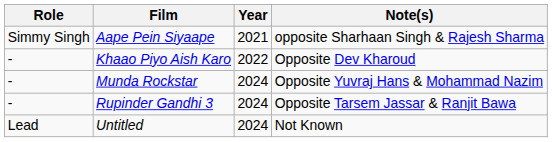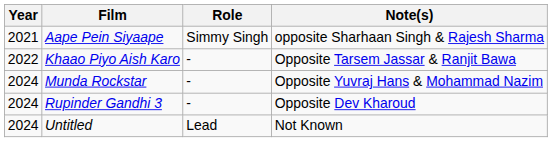columns swapped: (253, 15) <-> (49, 15)
(345, 59) Opposite Dev Kharoud -> (395, 59) Opposite Tarsem Jassar & Ranjit Bawa
(395, 103) Opposite Tarsem Jassar & Ranjit Bawa -> (345, 103) Opposite Dev Kharoud
